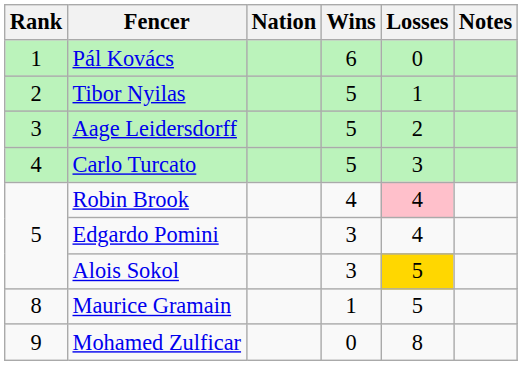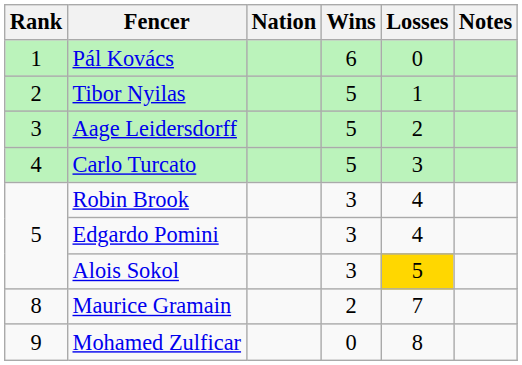(351, 199) 4 -> (351, 199) 3
(417, 199) pink background -> (417, 199) no background
(351, 306) 1 -> (351, 306) 2
(417, 306) 5 -> (417, 306) 7
